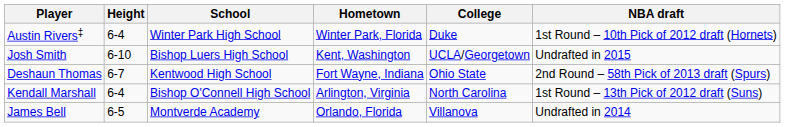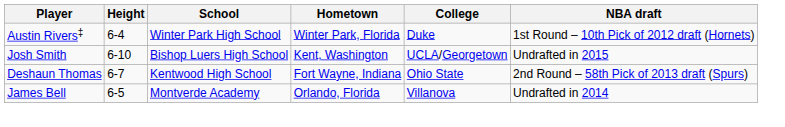- row: (51, 93)
